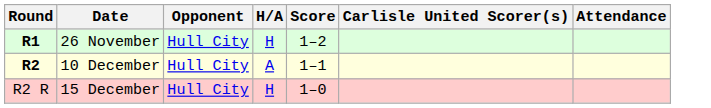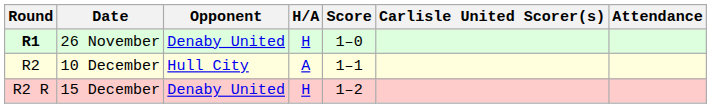(208, 41) Hull City -> (226, 41) Denaby United
(313, 41) 1–2 -> (349, 41) 1–0
(31, 66) bold -> (31, 66) normal
(208, 91) Hull City -> (226, 91) Denaby United
(313, 91) 1–0 -> (349, 91) 1–2
